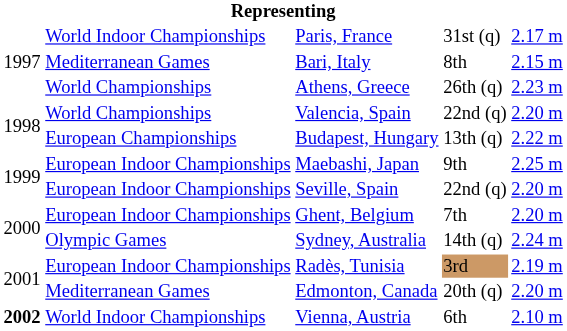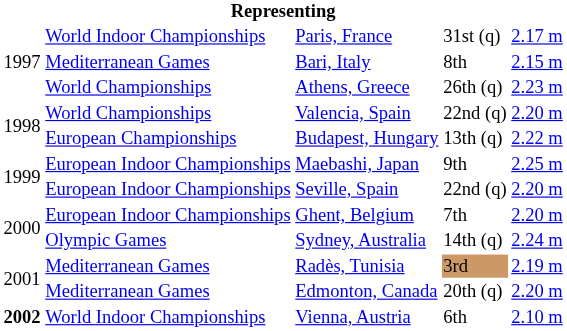(168, 266) European Indoor Championships -> (127, 266) Mediterranean Games
